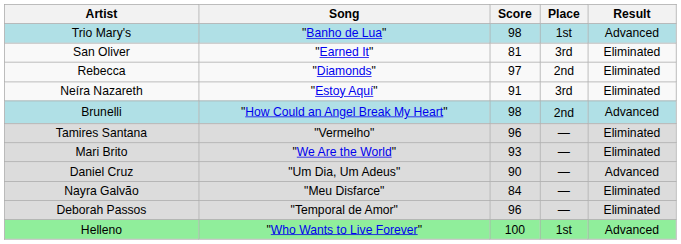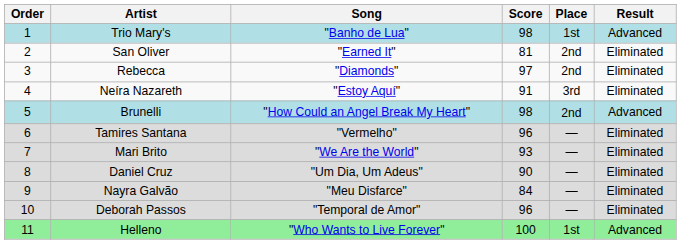+ column: (27, 14)
(564, 52) 3rd -> (571, 52) 2nd
(632, 171) Advanced -> (635, 171) Eliminated
